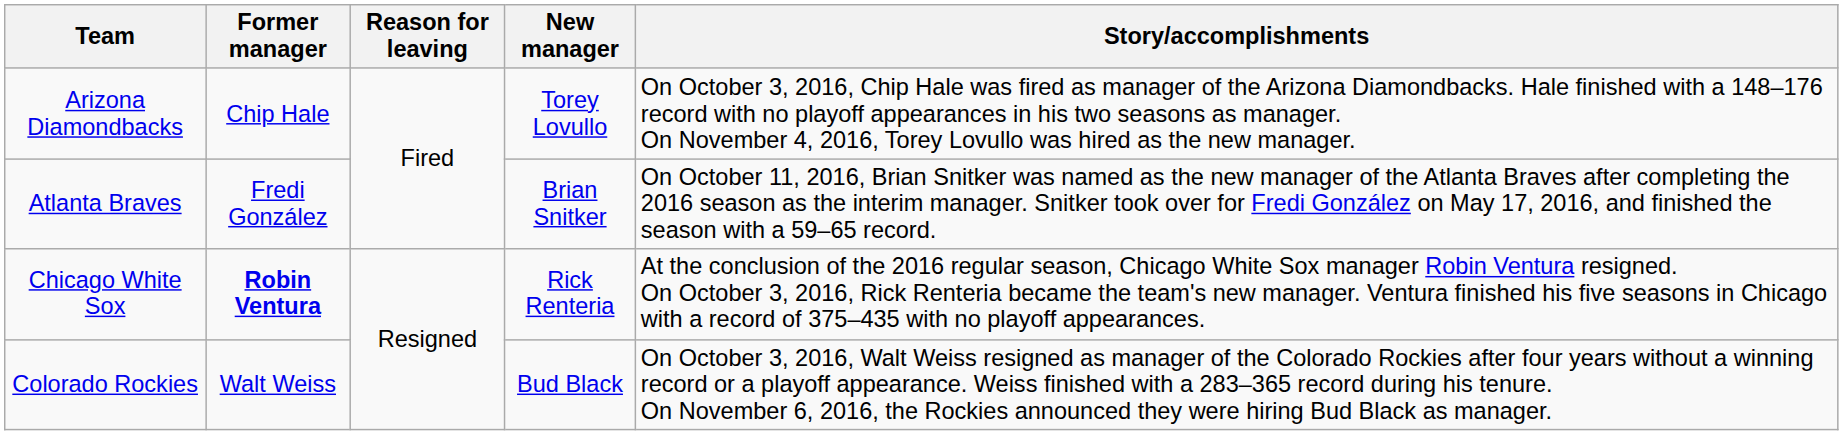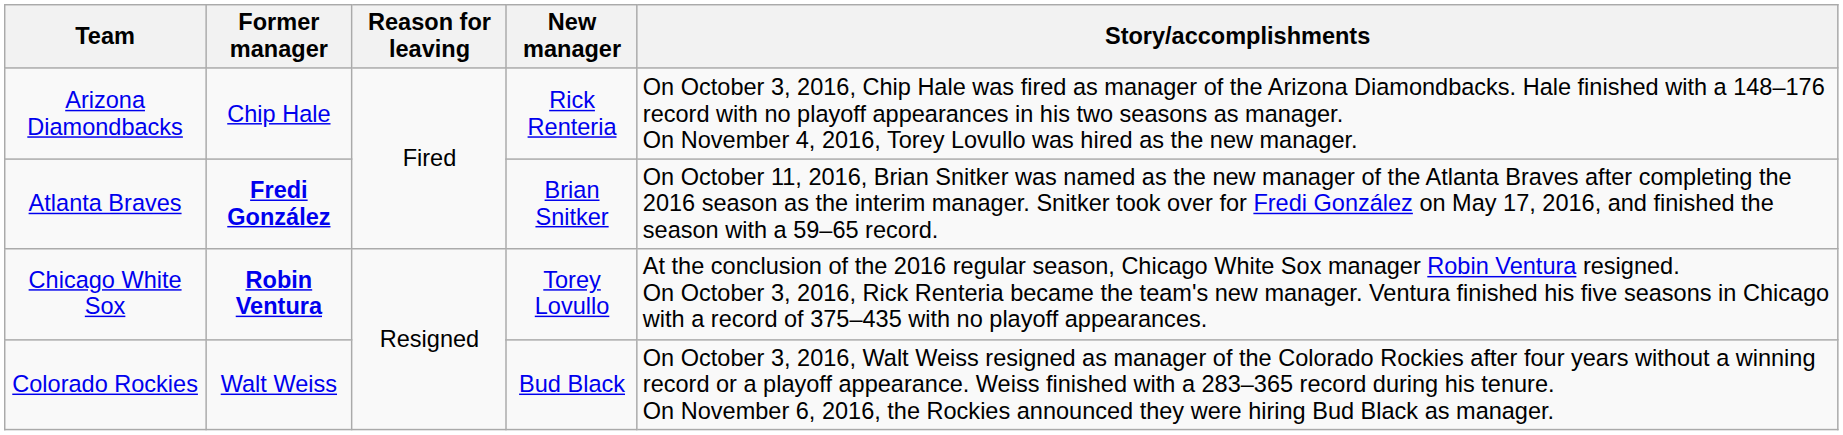(570, 113) Torey Lovullo -> (572, 113) Rick Renteria
(278, 203) normal -> (279, 203) bold
(570, 293) Rick Renteria -> (572, 293) Torey Lovullo
